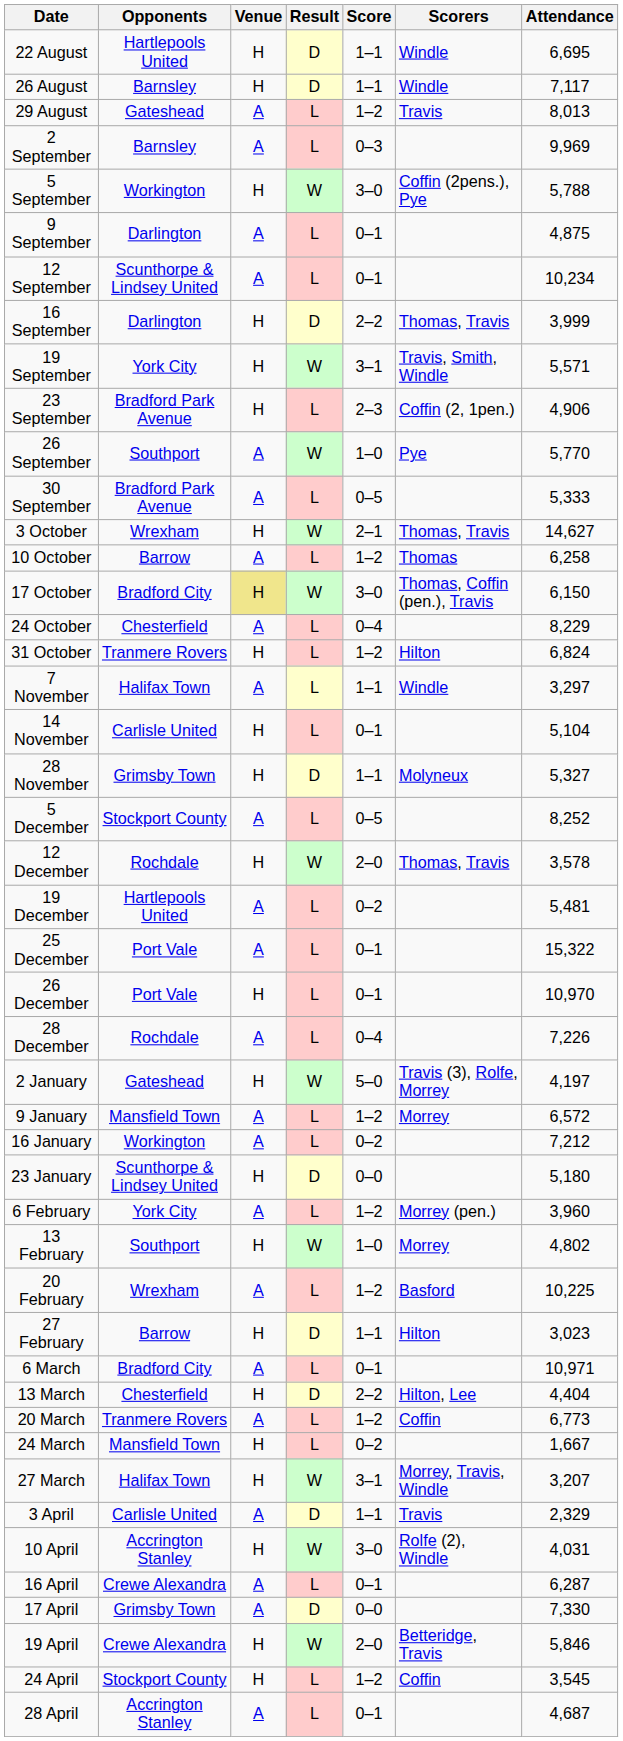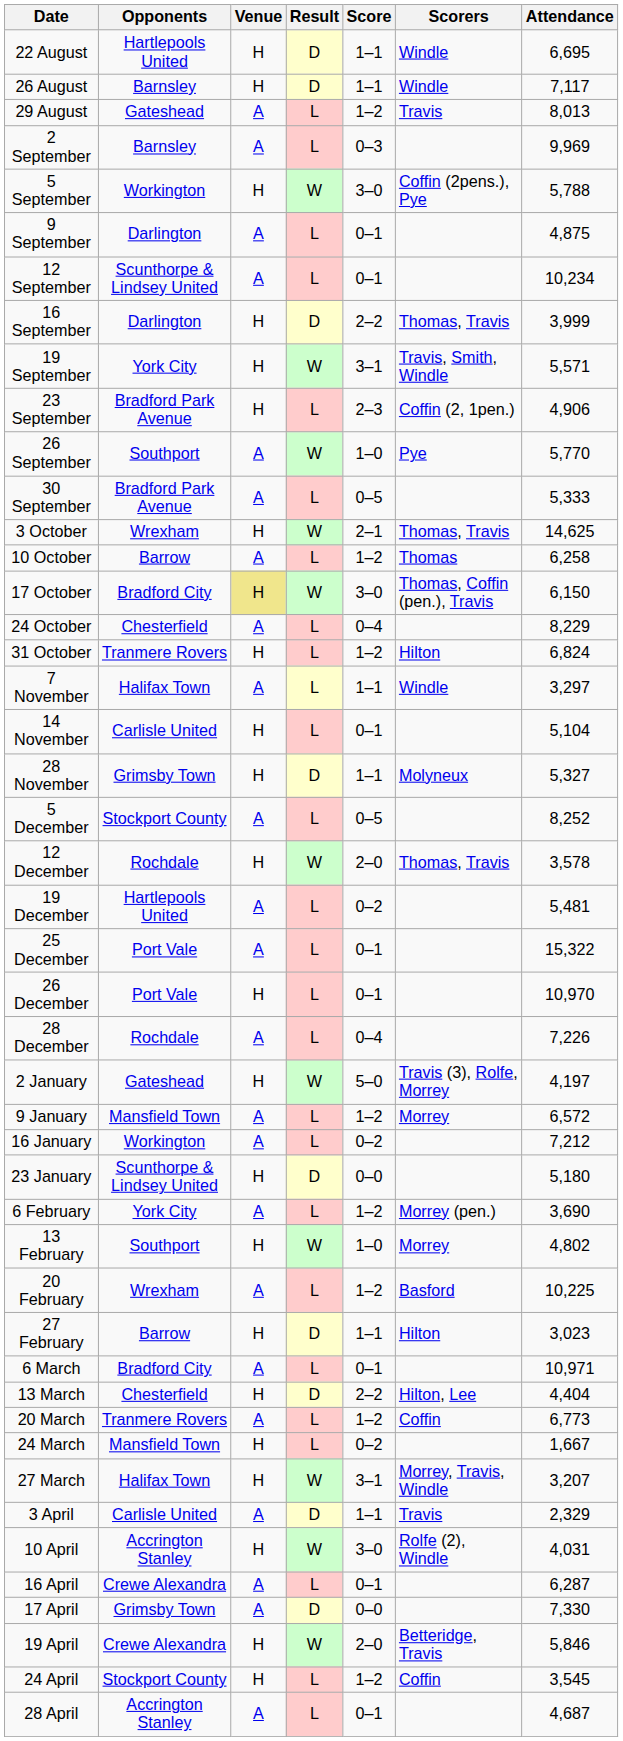(570, 532) 14,627 -> (570, 532) 14,625
(570, 1211) 3,960 -> (570, 1211) 3,690
